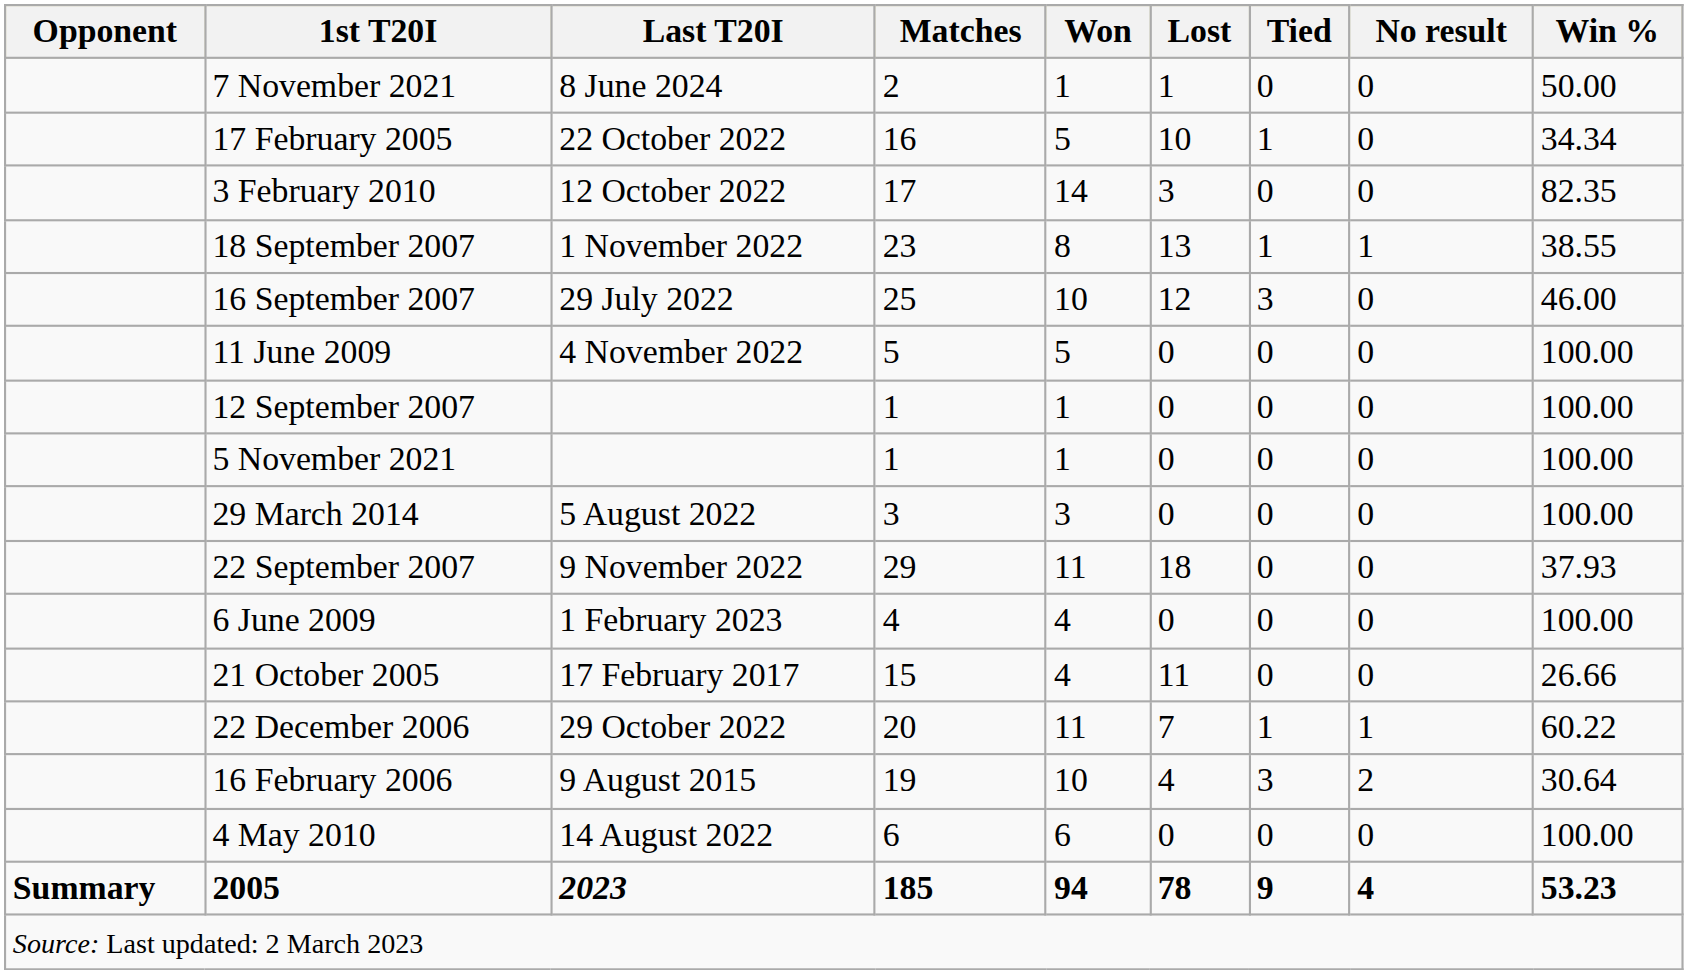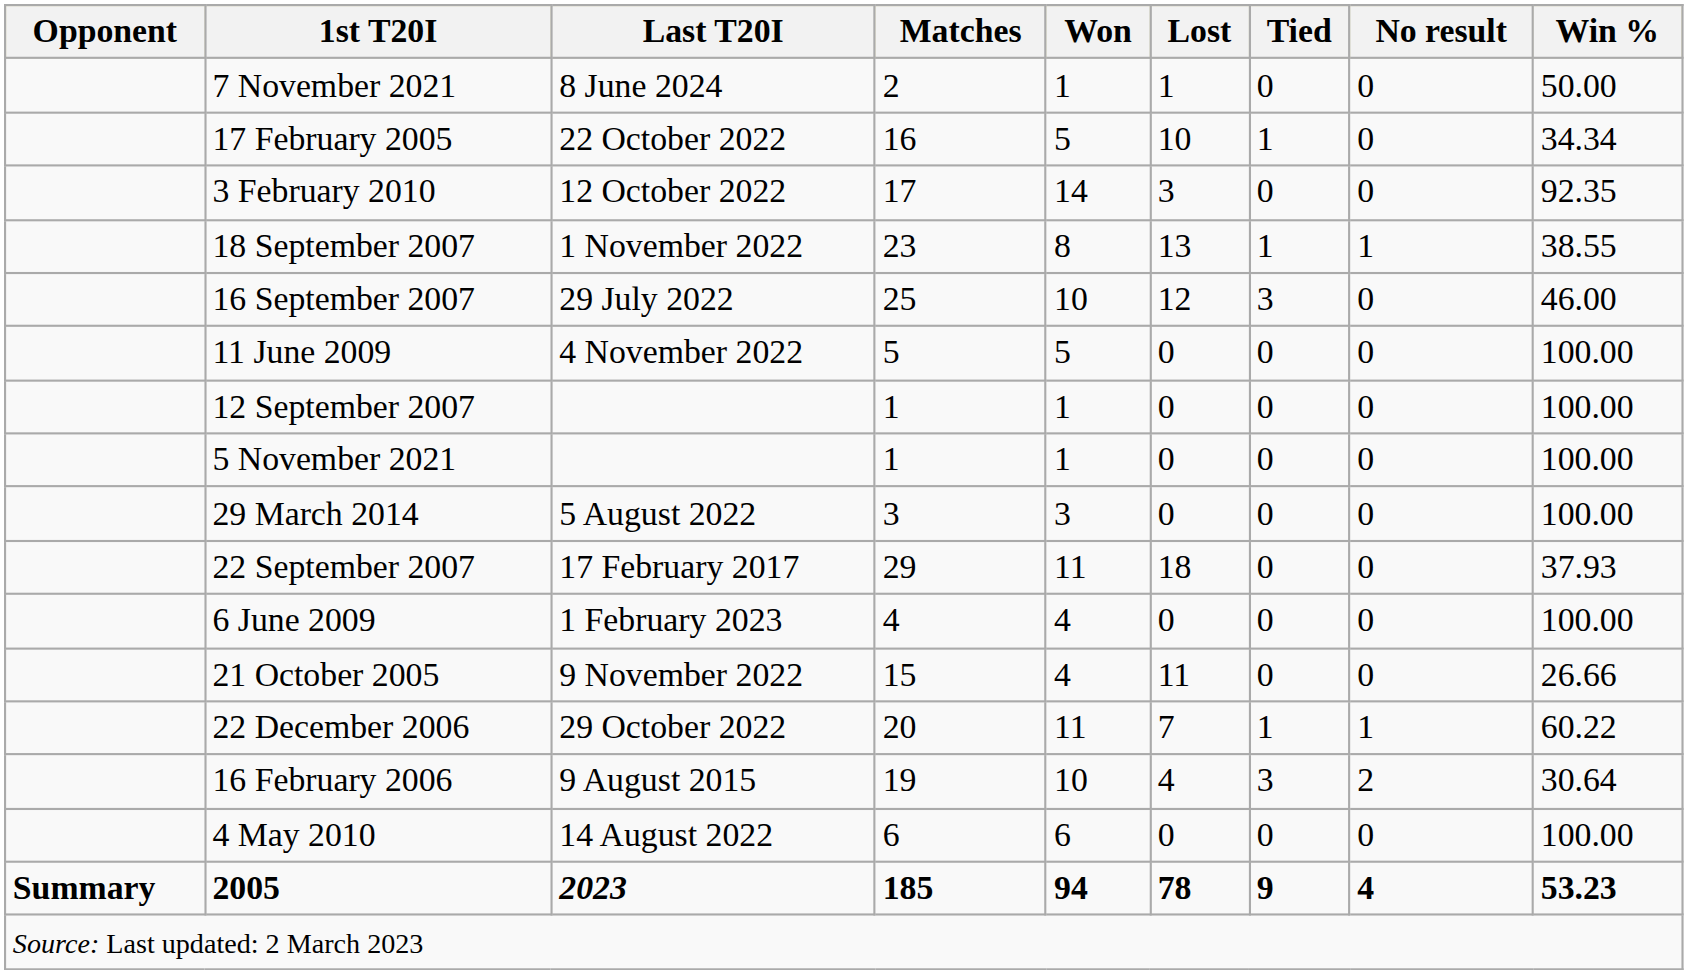(1579, 191) 82.35 -> (1579, 191) 92.35
(681, 566) 9 November 2022 -> (679, 566) 17 February 2017
(679, 673) 17 February 2017 -> (681, 673) 9 November 2022
